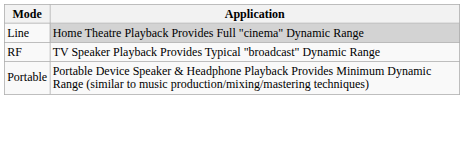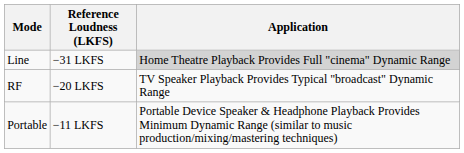+ column: (93, 27)
